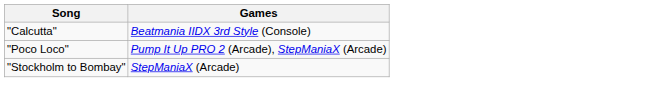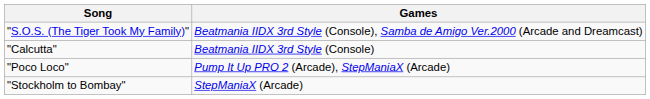+ row: (98, 31)
